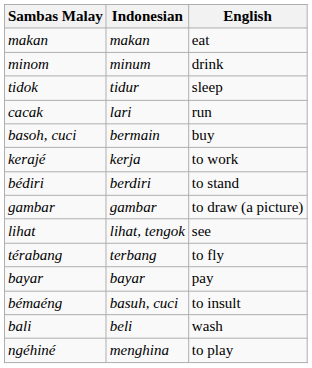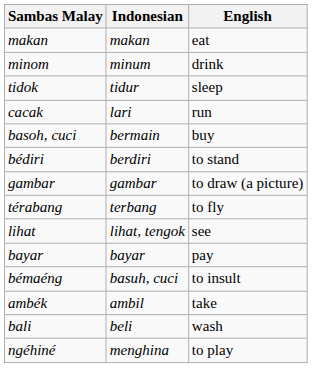- row: (27, 159)
rows swapped: (35, 254) <-> (22, 231)
+ row: (28, 302)
